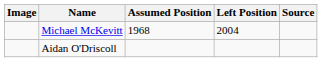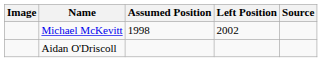(139, 30) 1968 -> (139, 30) 1998
(228, 30) 2004 -> (228, 30) 2002
